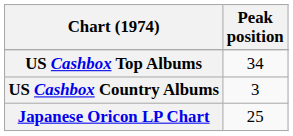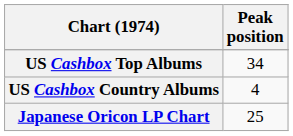(255, 90) 3 -> (255, 90) 4
